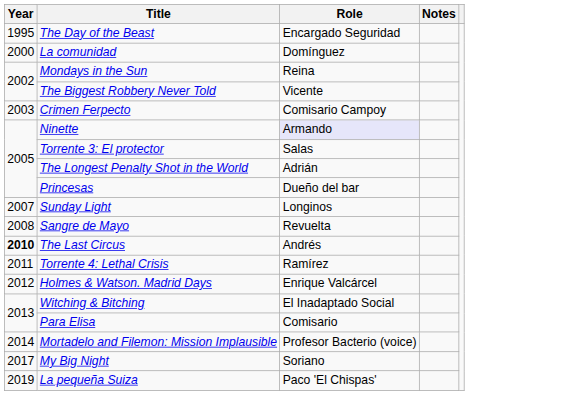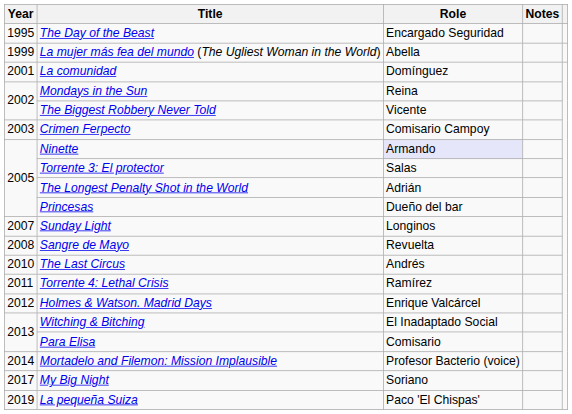+ row: (210, 52)
(21, 52) 2000 -> (21, 71) 2001
(21, 245) bold -> (21, 264) normal
